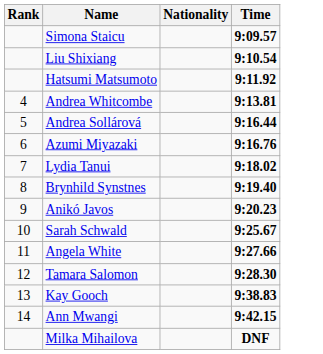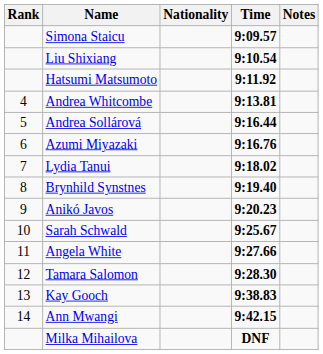+ column: (299, 15)
